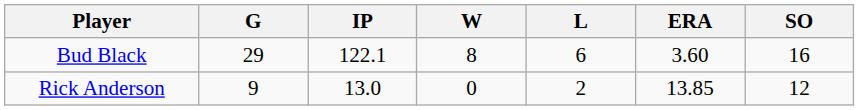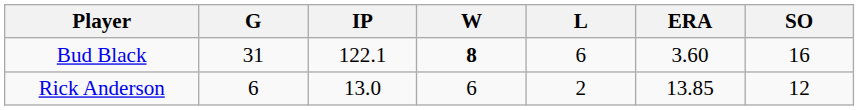(253, 54) 29 -> (253, 54) 31
(472, 54) normal -> (472, 54) bold
(253, 88) 9 -> (253, 88) 6
(472, 88) 0 -> (472, 88) 6
